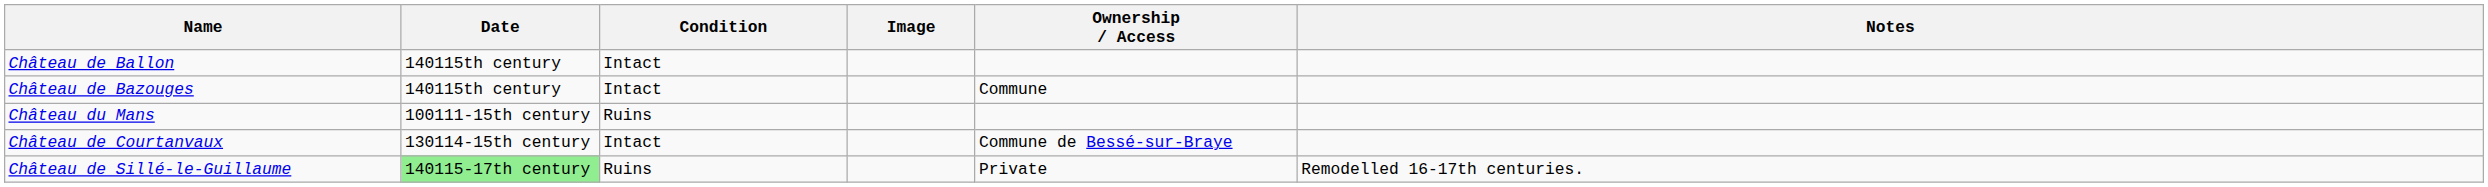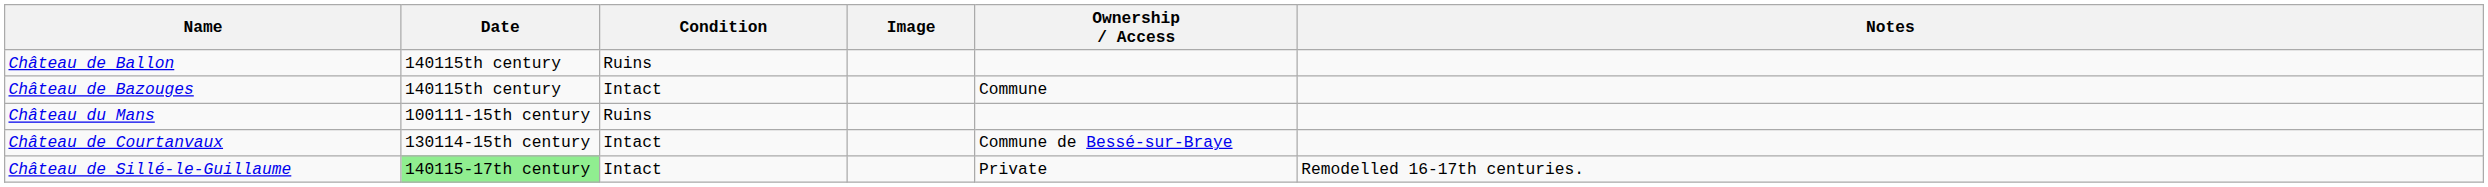(633, 63) Intact -> (628, 63) Ruins
(628, 169) Ruins -> (633, 169) Intact
